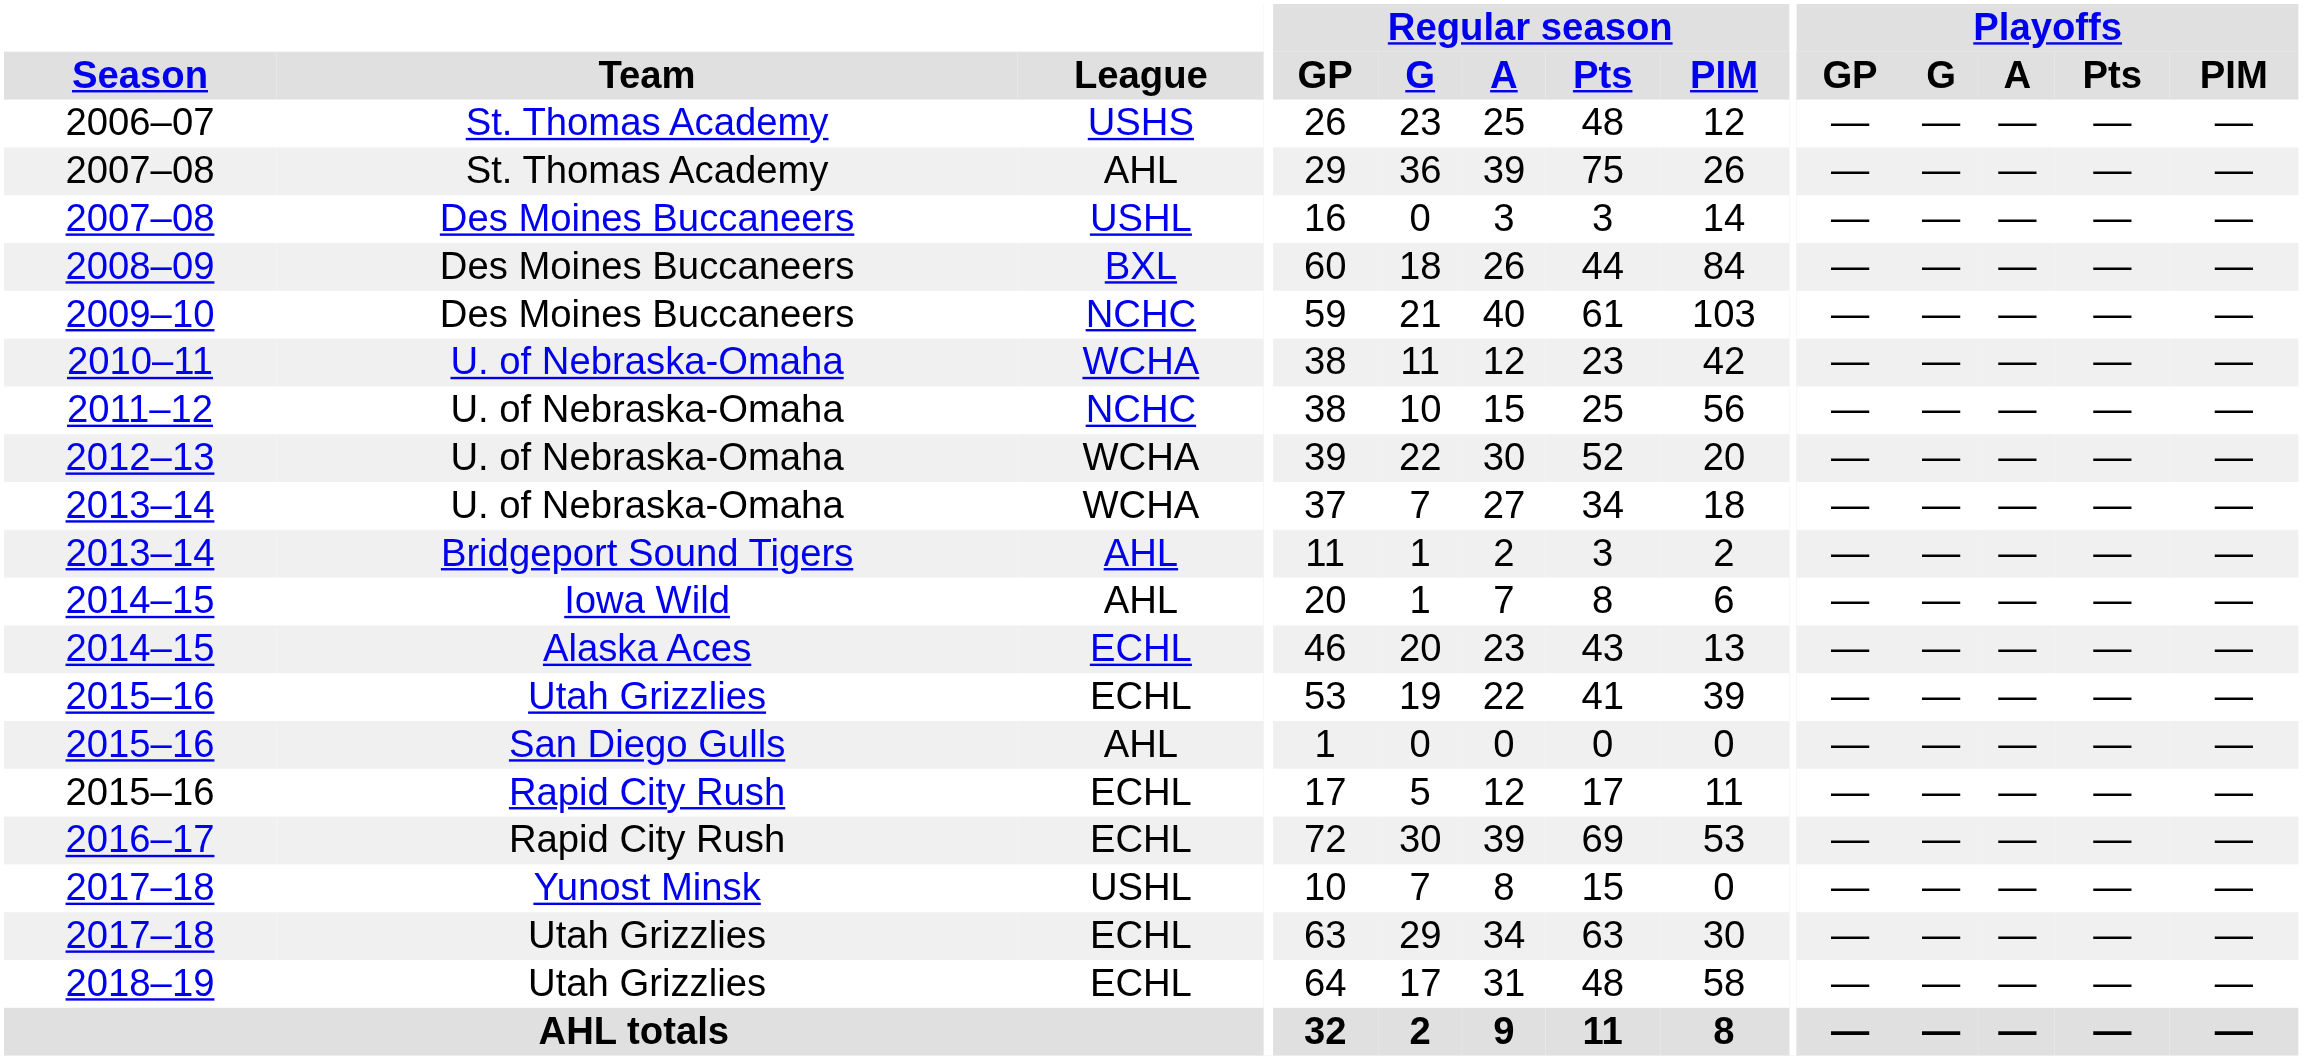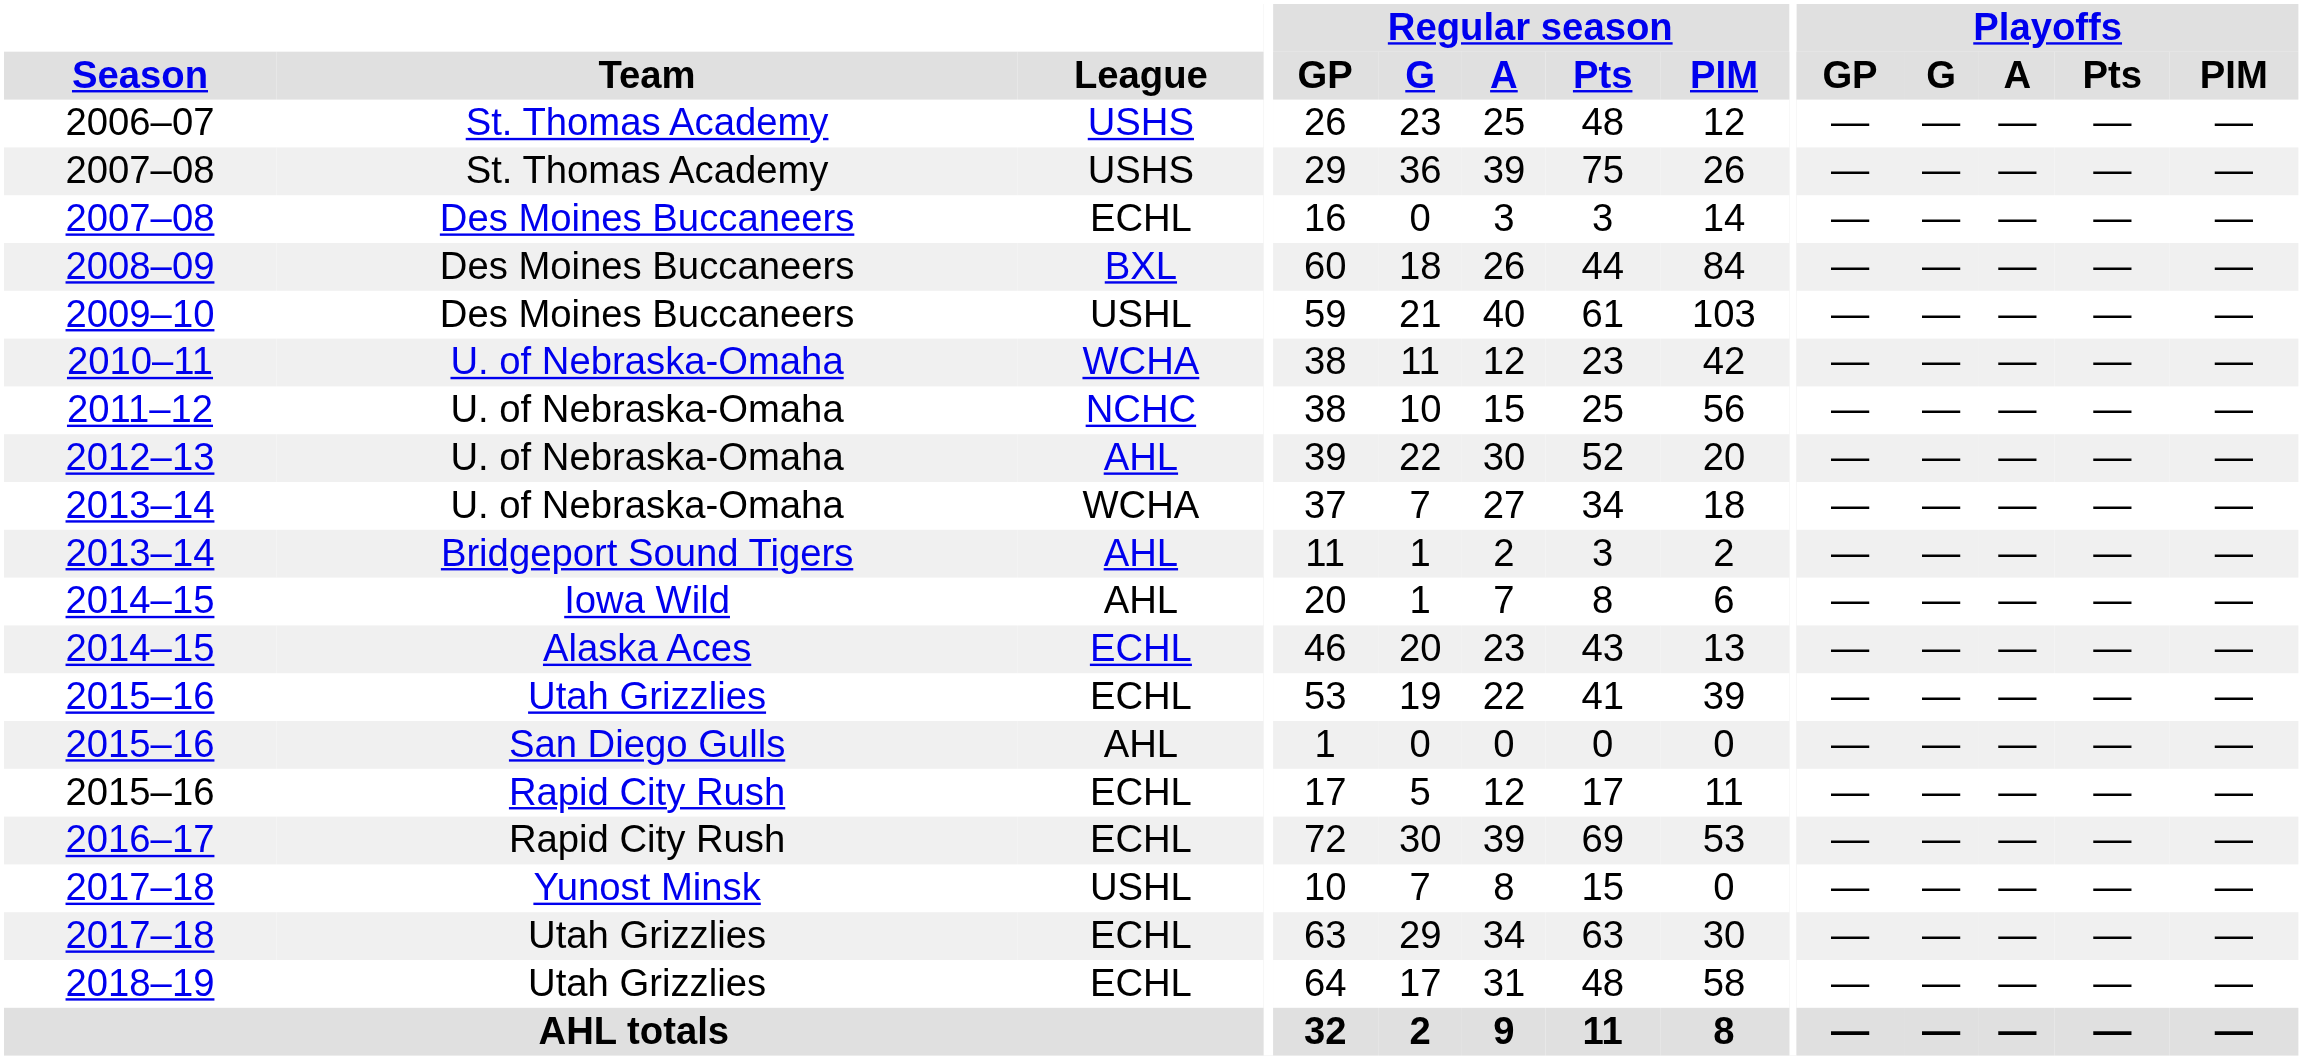(1141, 170) AHL -> (1141, 170) USHS
(1141, 218) USHL -> (1141, 218) ECHL
(1141, 314) NCHC -> (1141, 314) USHL
(1141, 457) WCHA -> (1141, 457) AHL
